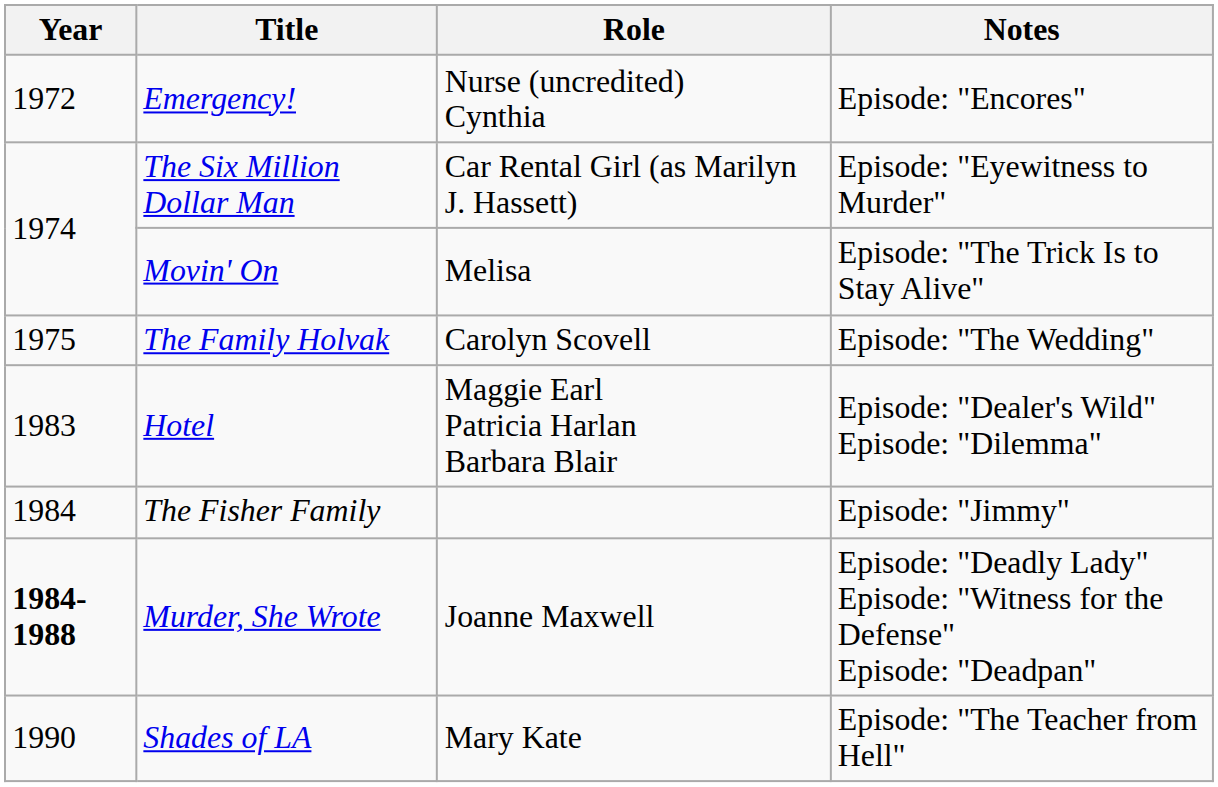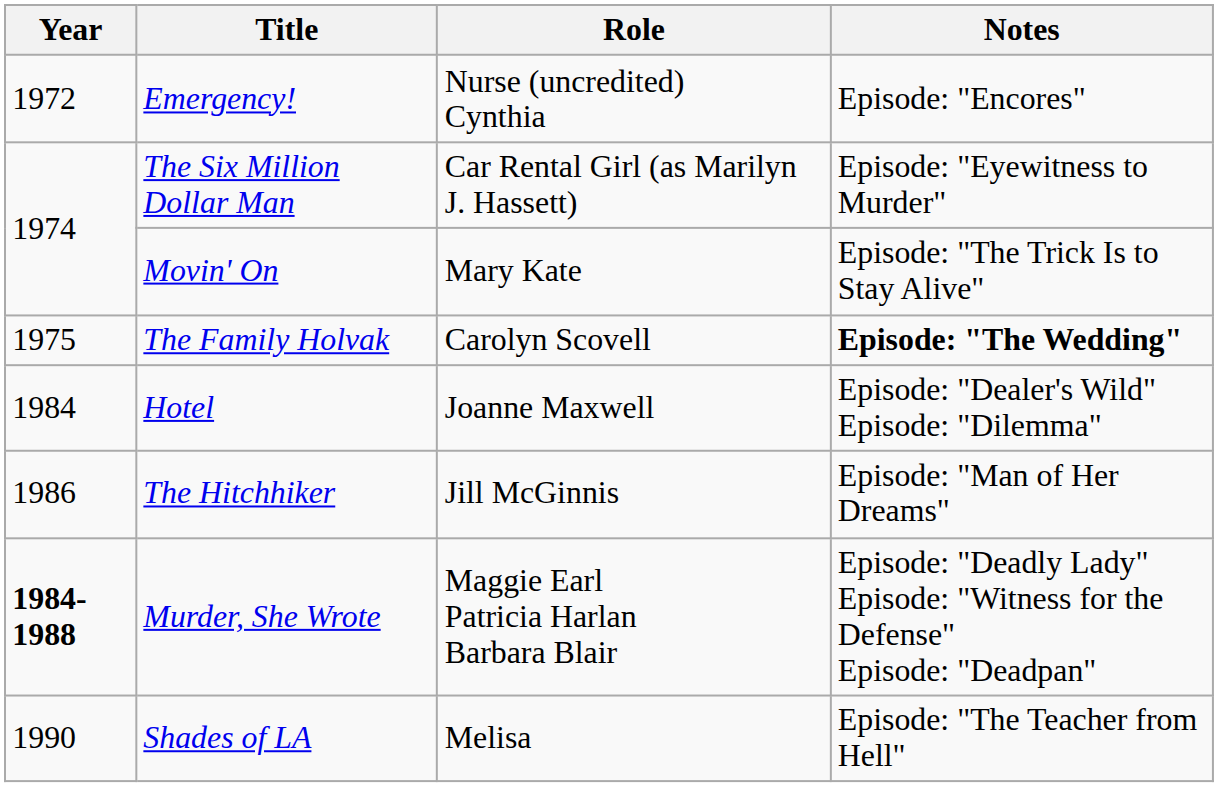(488, 270) Melisa -> (513, 270) Mary Kate
(996, 339) normal -> (1010, 339) bold
(44, 425) 1983 -> (44, 407) 1984
(541, 425) Maggie Earl Patricia Harlan Barbara Blair -> (550, 407) Joanne Maxwell
- row: (262, 511)
+ row: (239, 493)
(550, 616) Joanne Maxwell -> (541, 616) Maggie Earl Patricia Harlan Barbara Blair
(513, 738) Mary Kate -> (488, 738) Melisa
